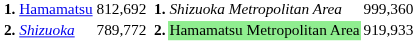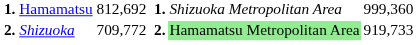(121, 30) 789,772 -> (121, 30) 709,772
(388, 30) 919,933 -> (388, 30) 919,733
